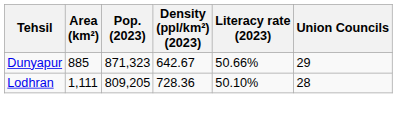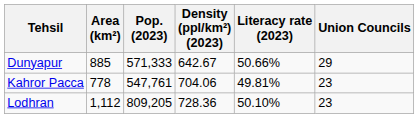(128, 63) 871,323 -> (149, 63) 571,333
+ row: (46, 83)
(83, 83) 1,111 -> (105, 103) 1,112
(303, 83) 28 -> (325, 103) 23
